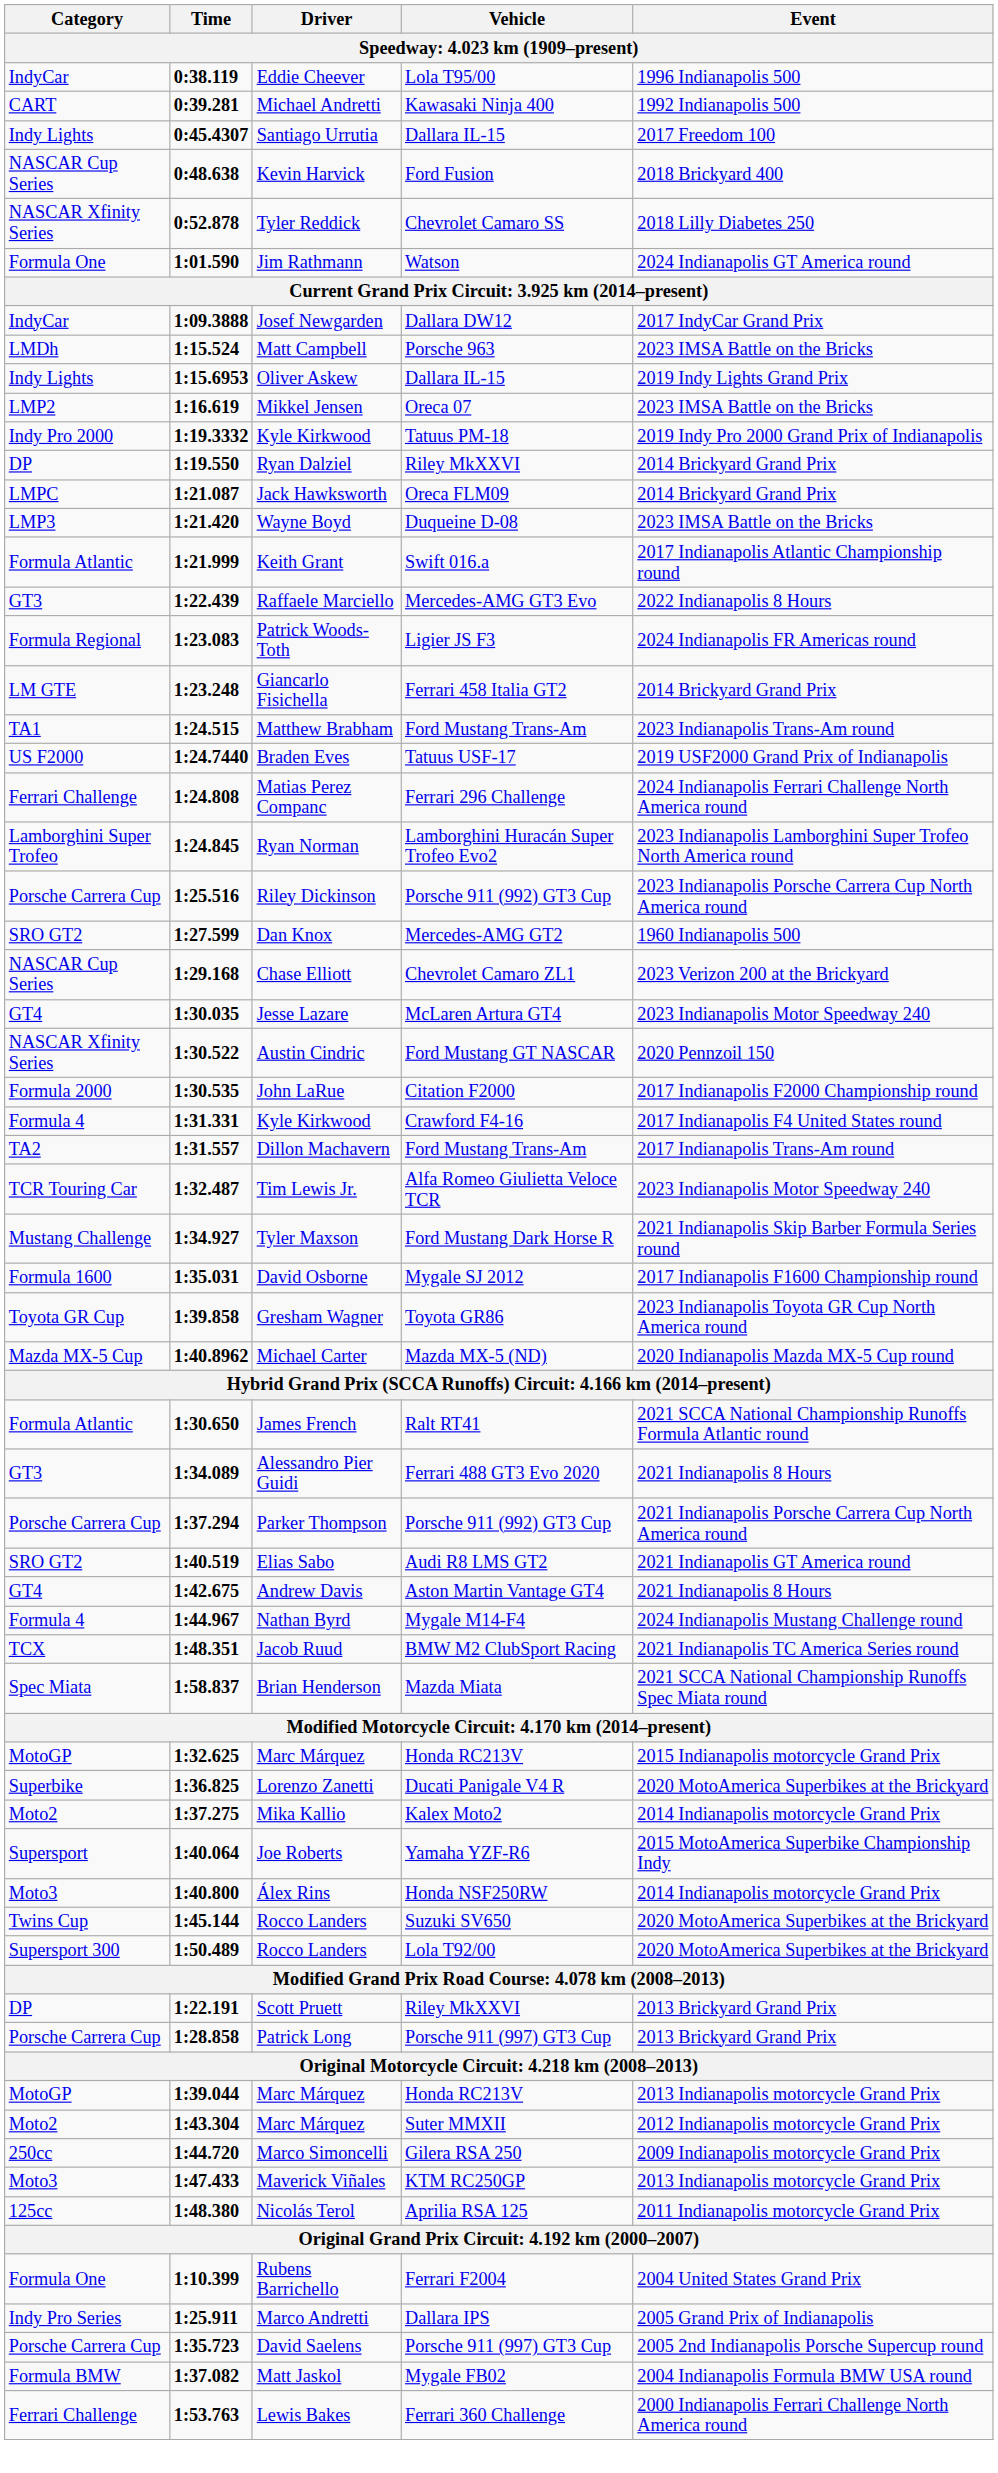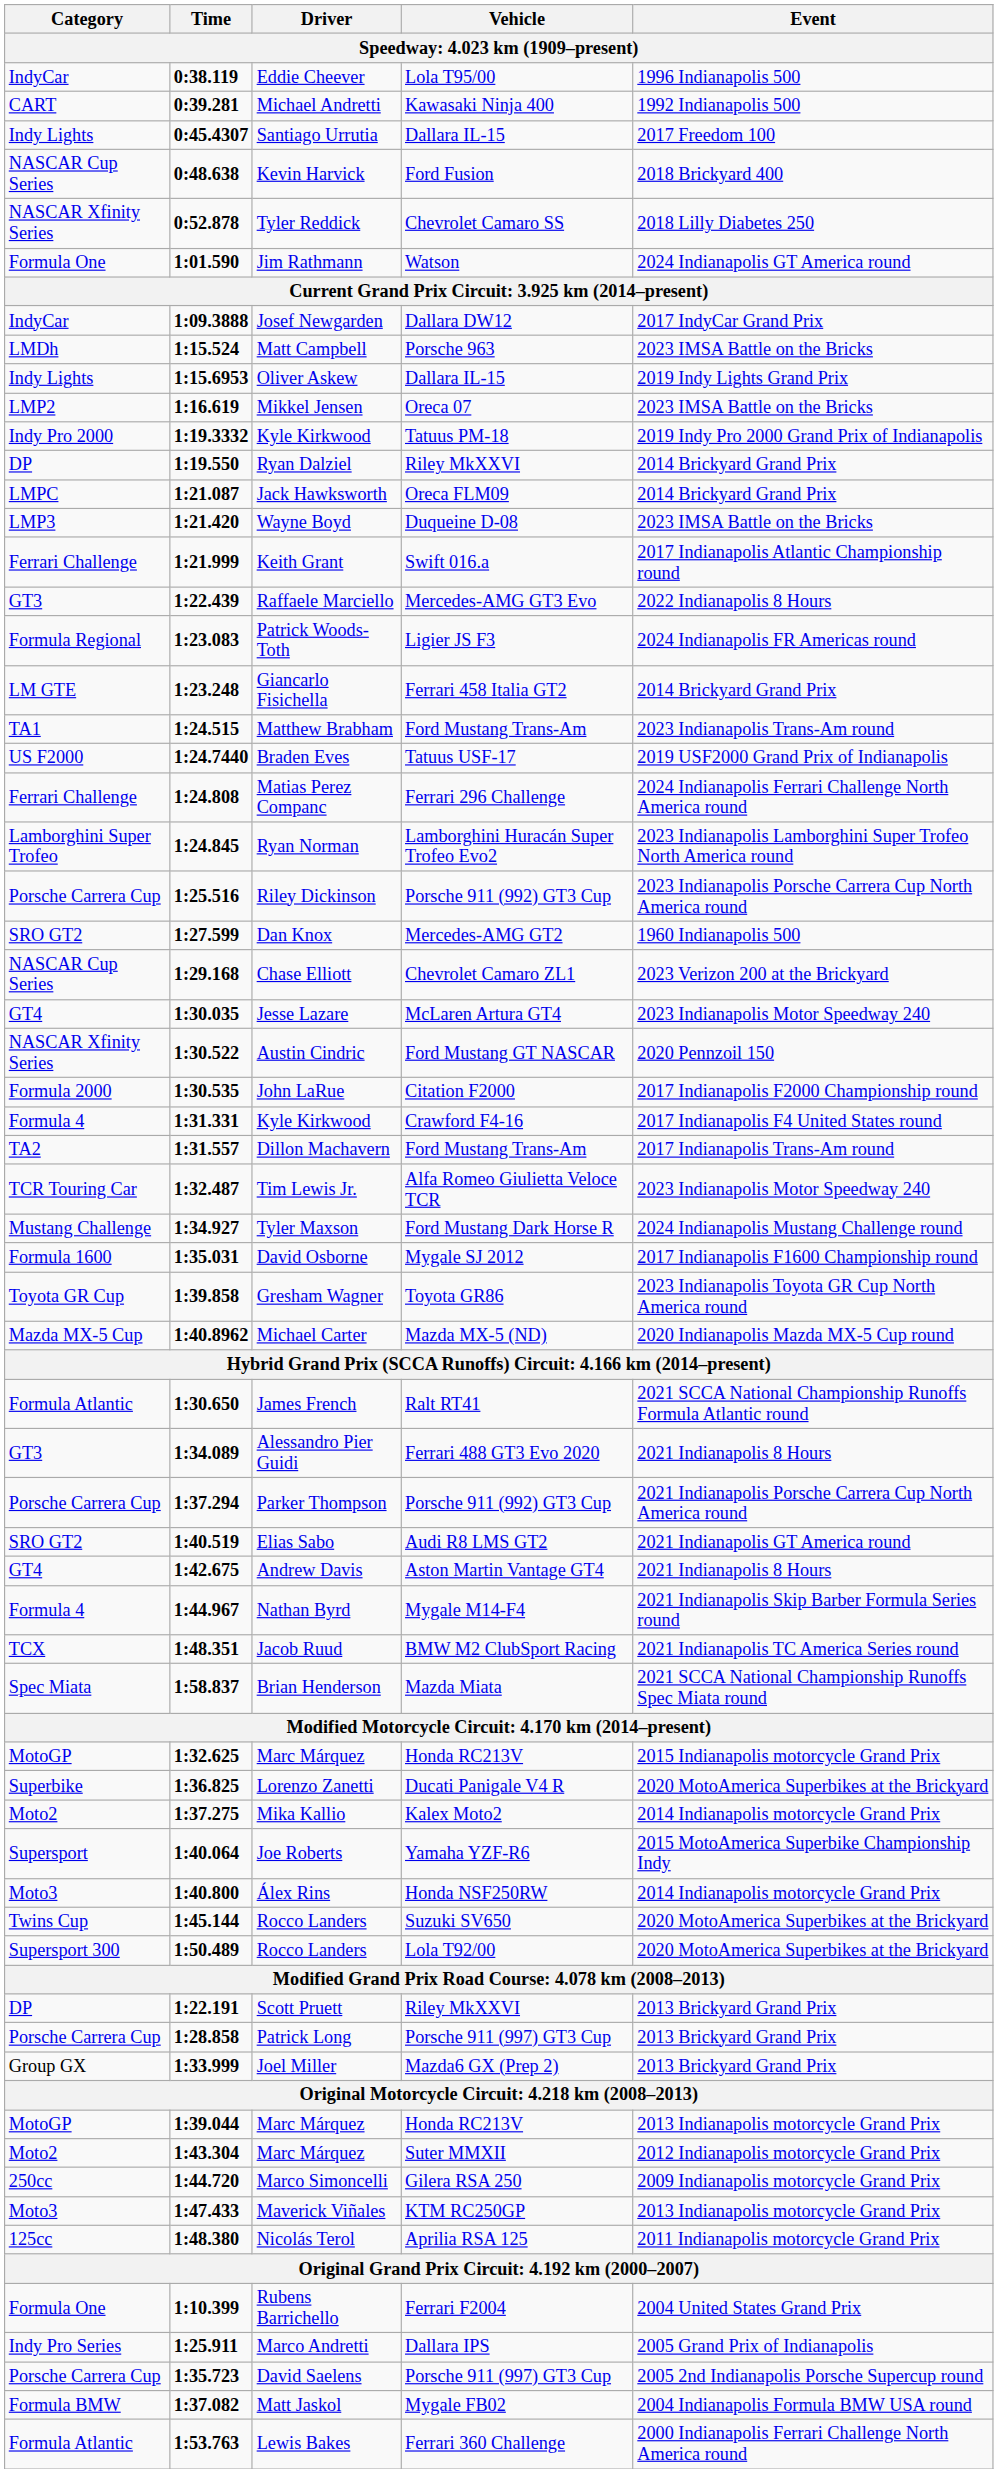(71, 562) Formula Atlantic -> (73, 562) Ferrari Challenge
(807, 1238) 2021 Indianapolis Skip Barber Formula Series round -> (800, 1228) 2024 Indianapolis Mustang Challenge round
(800, 1620) 2024 Indianapolis Mustang Challenge round -> (807, 1609) 2021 Indianapolis Skip Barber Formula Series round
+ row: (206, 2066)
(73, 2415) Ferrari Challenge -> (71, 2444) Formula Atlantic
